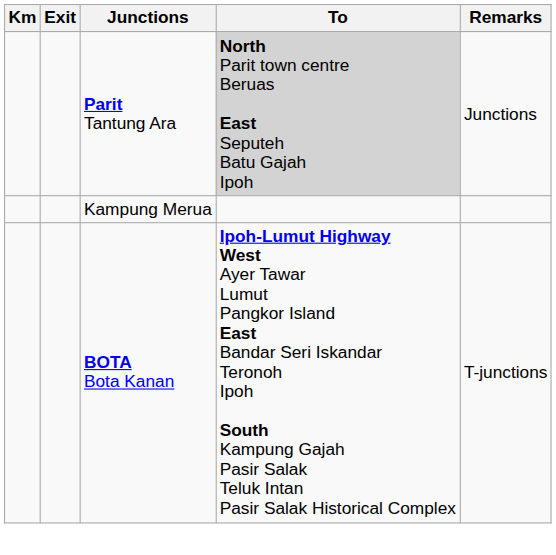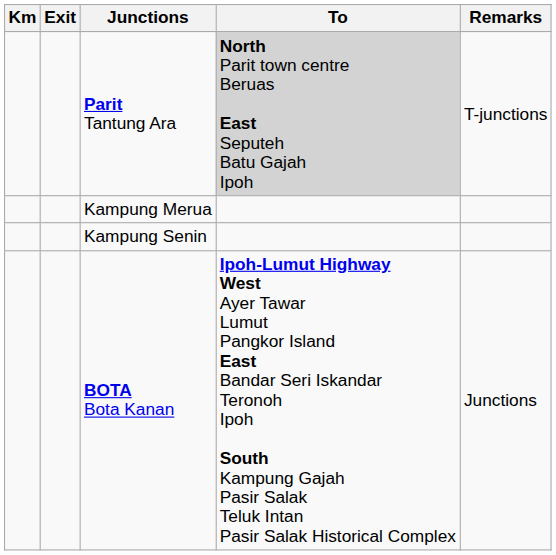(500, 113) Junctions -> (506, 113) T-junctions
+ row: (145, 236)
(506, 372) T-junctions -> (500, 399) Junctions
